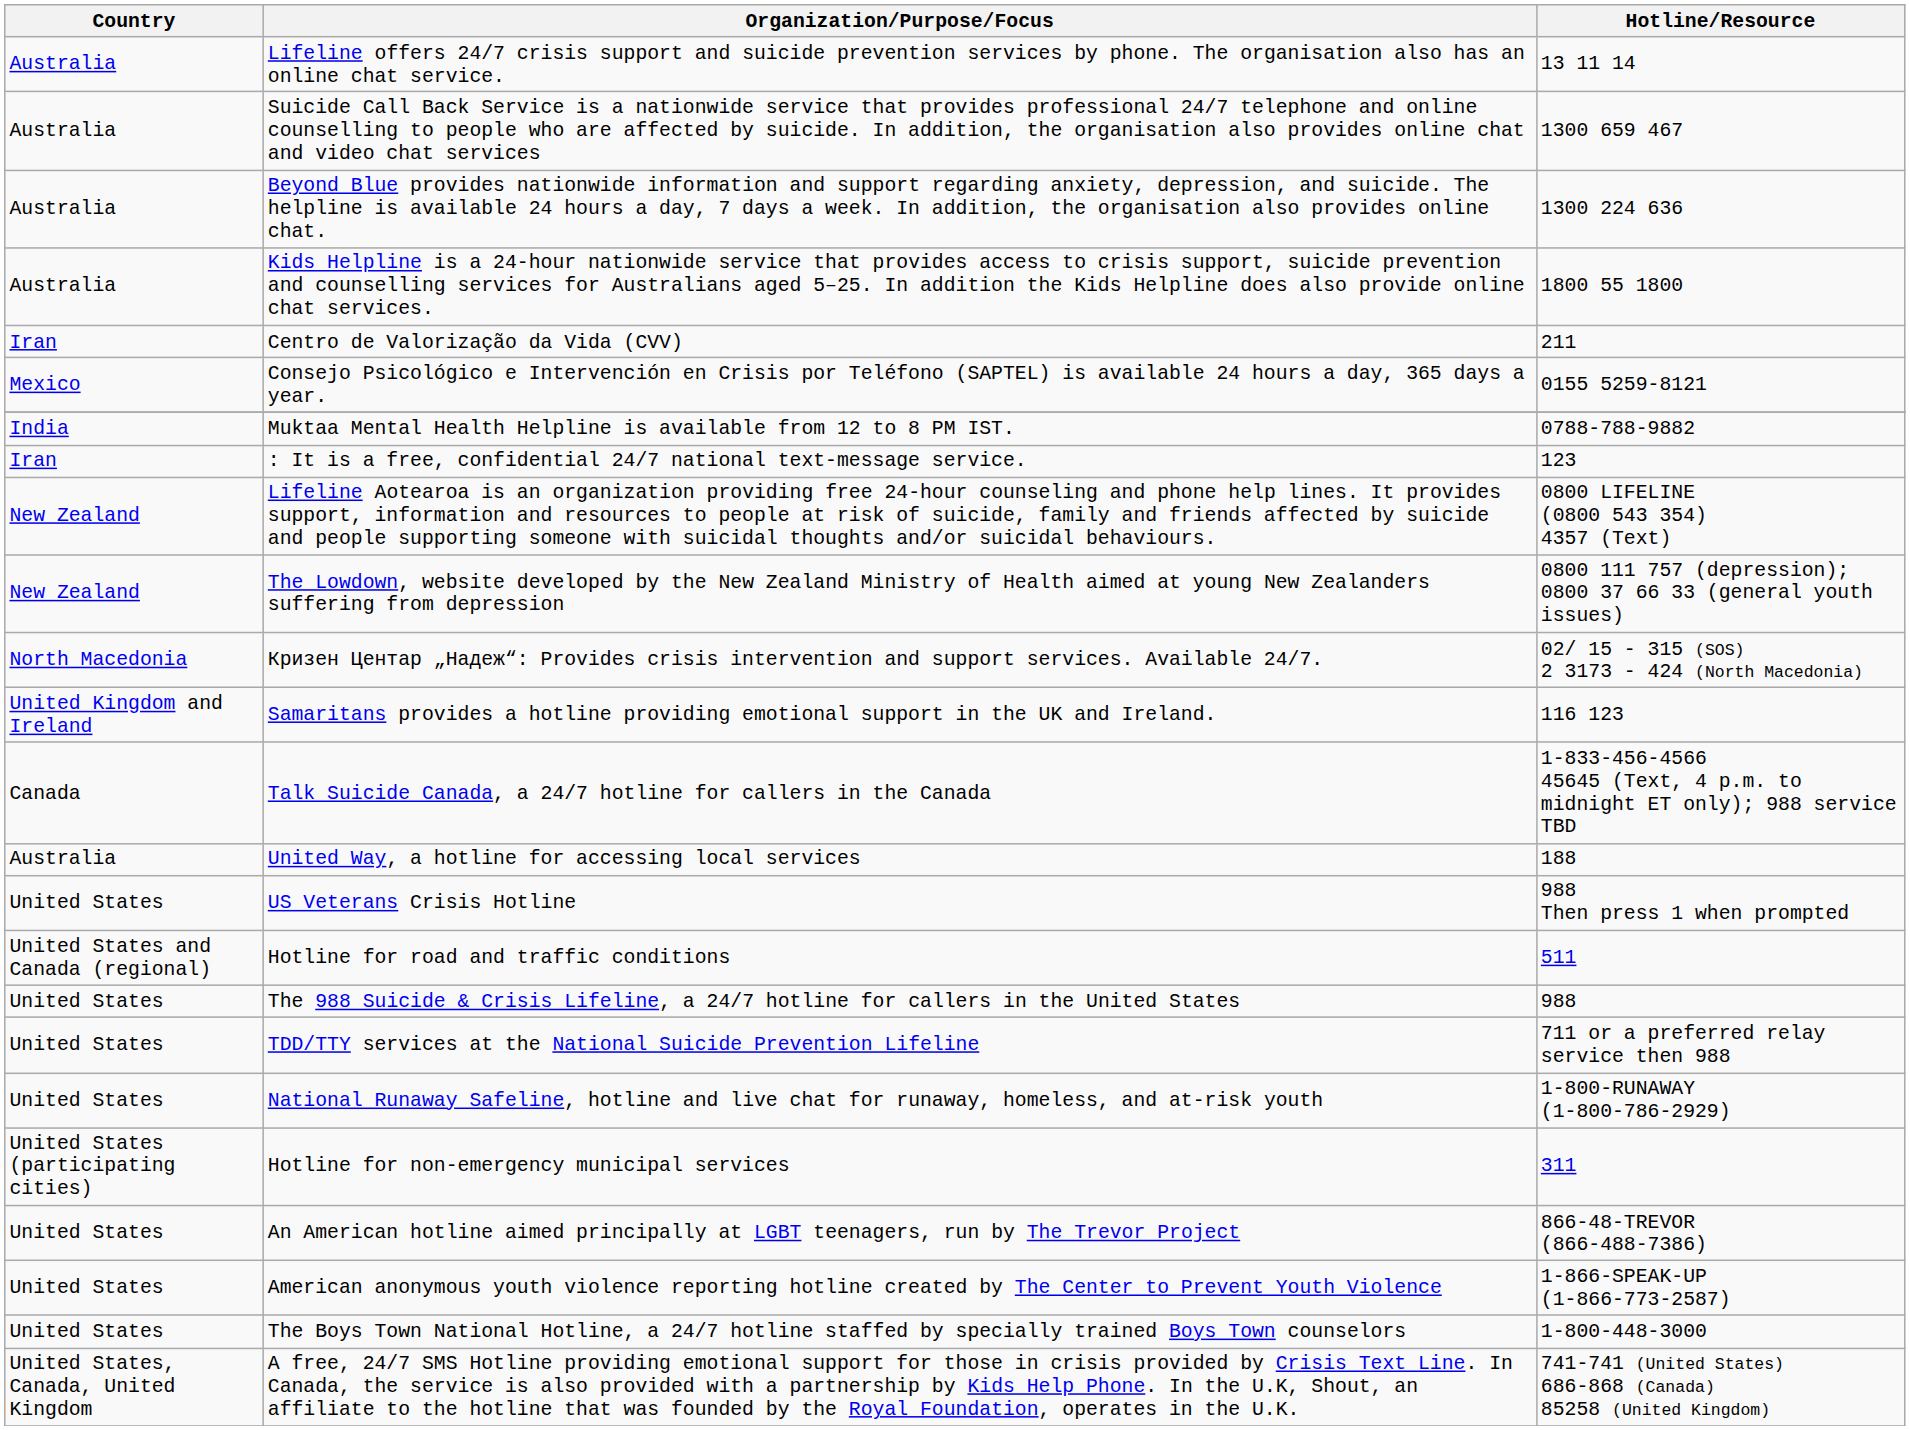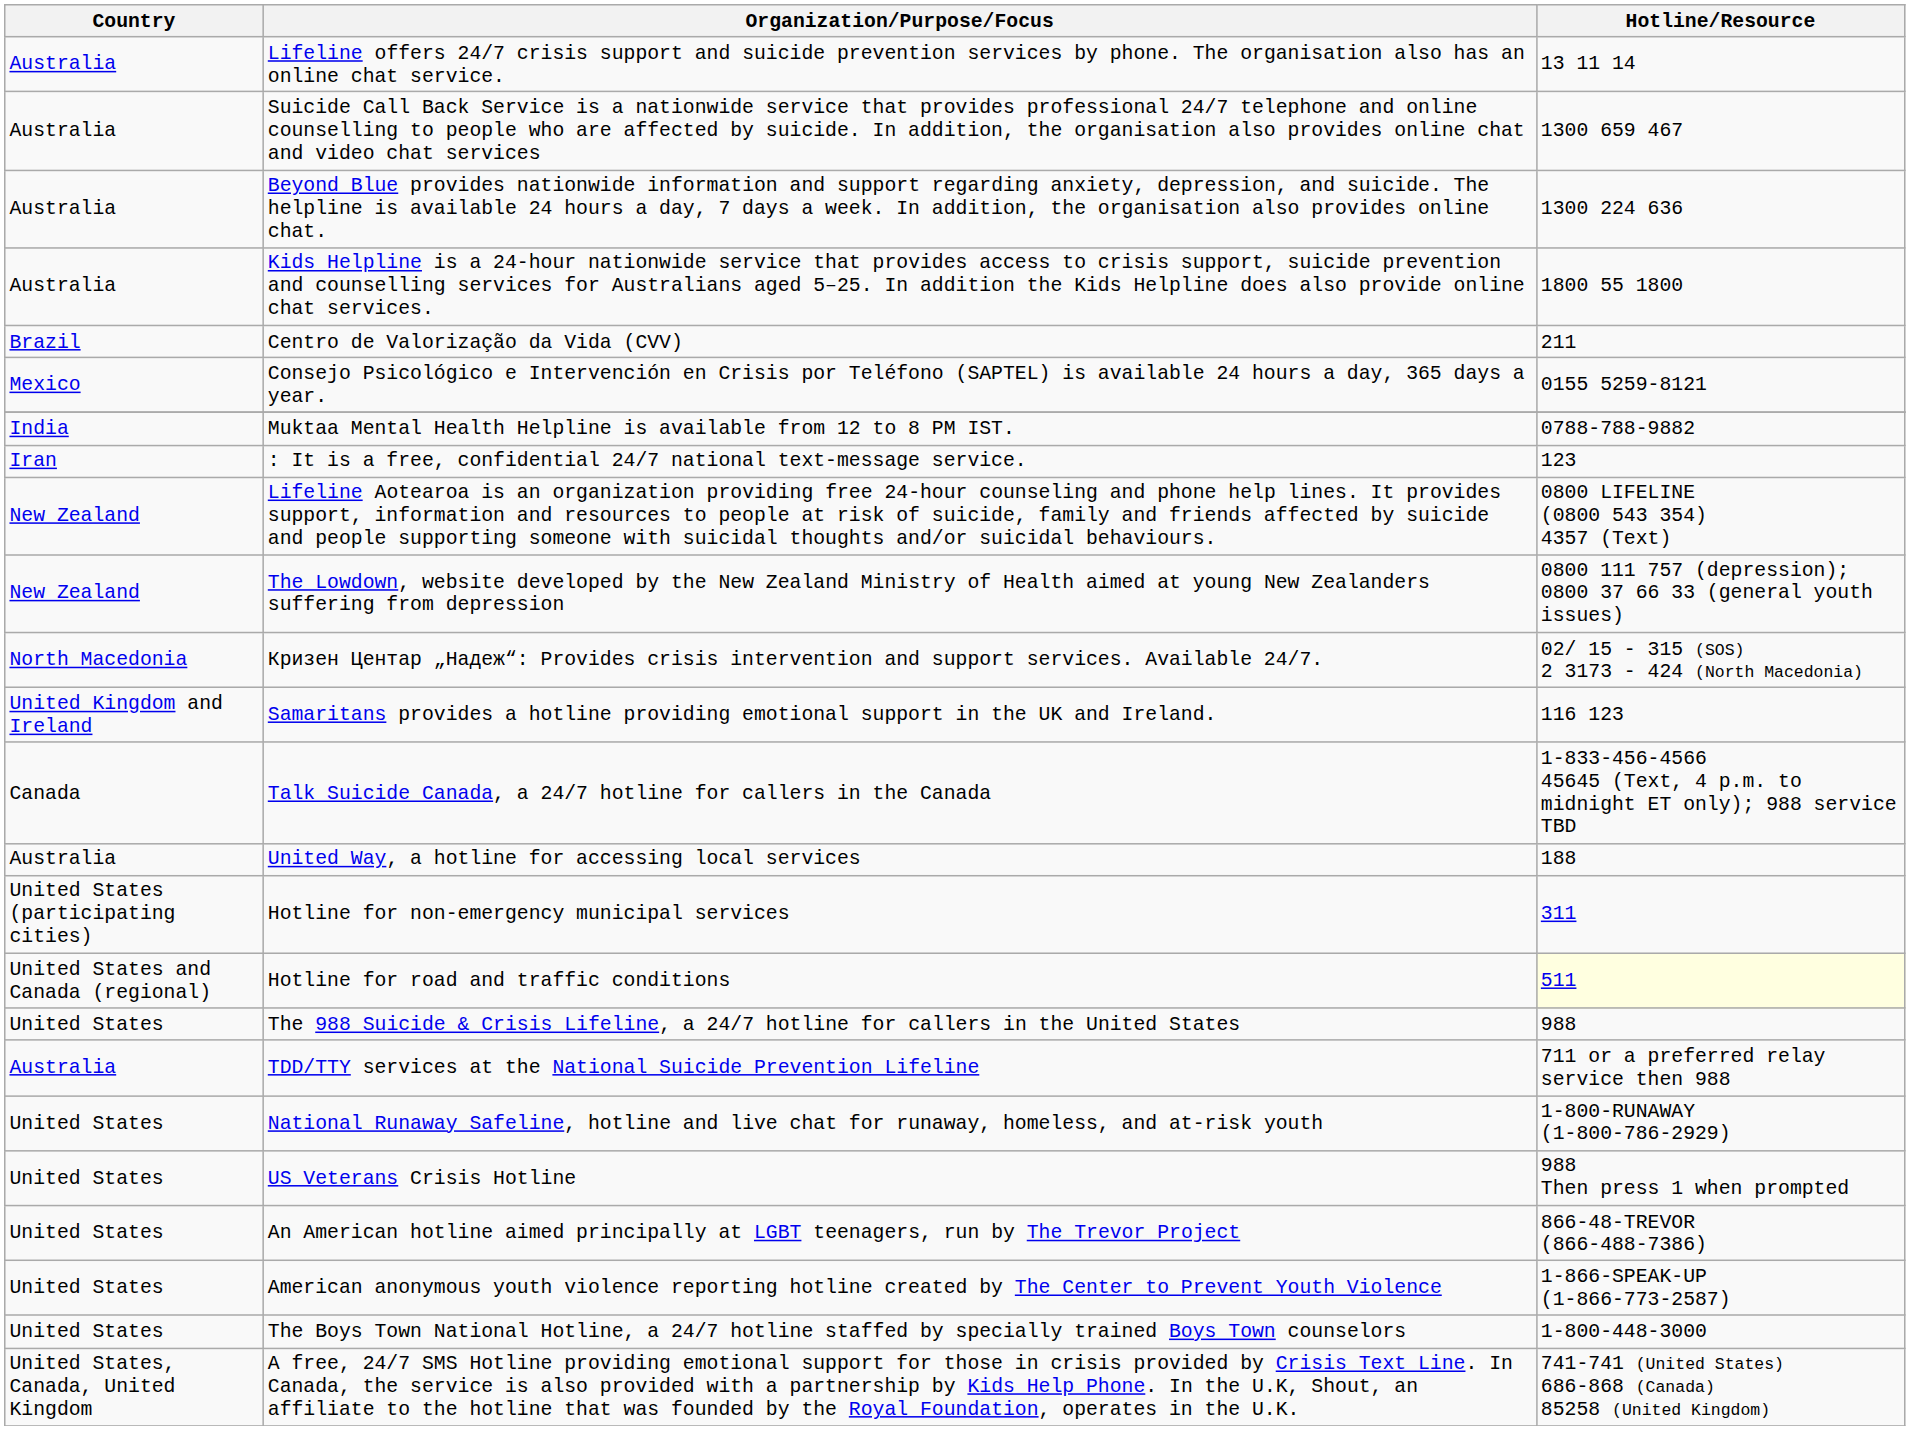(33, 341) Iran -> (45, 341) Brazil
rows swapped: (529, 1167) <-> (422, 903)
(1559, 958) no background -> (1559, 981) lightyellow background
(87, 1045) United States -> (63, 1068) Australia
